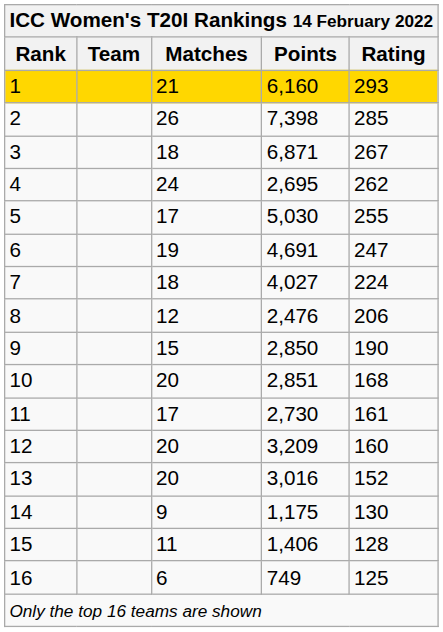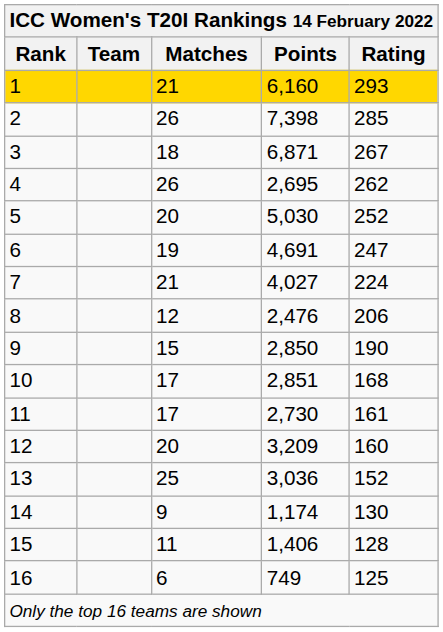(167, 184) 24 -> (167, 184) 26
(167, 217) 17 -> (167, 217) 20
(371, 217) 255 -> (371, 217) 252
(167, 282) 18 -> (167, 282) 21
(167, 380) 20 -> (167, 380) 17
(167, 479) 20 -> (167, 479) 25
(293, 479) 3,016 -> (293, 479) 3,036
(293, 511) 1,175 -> (293, 511) 1,174
